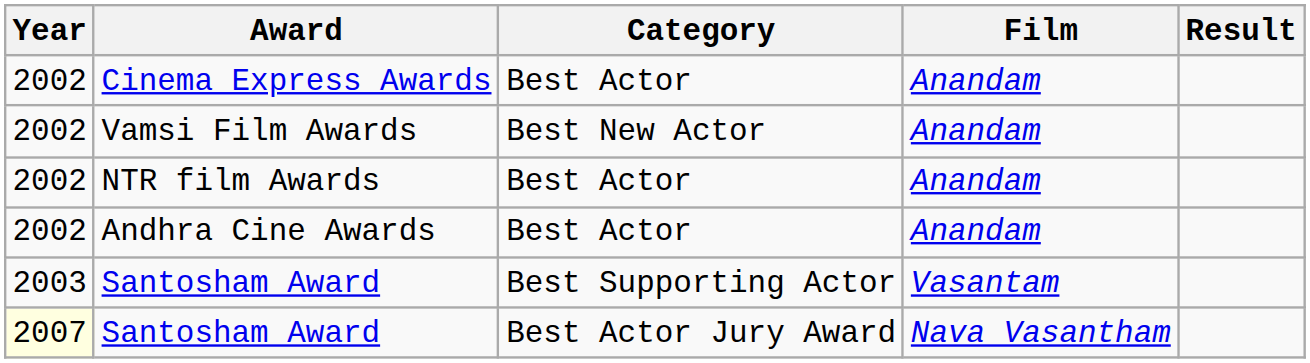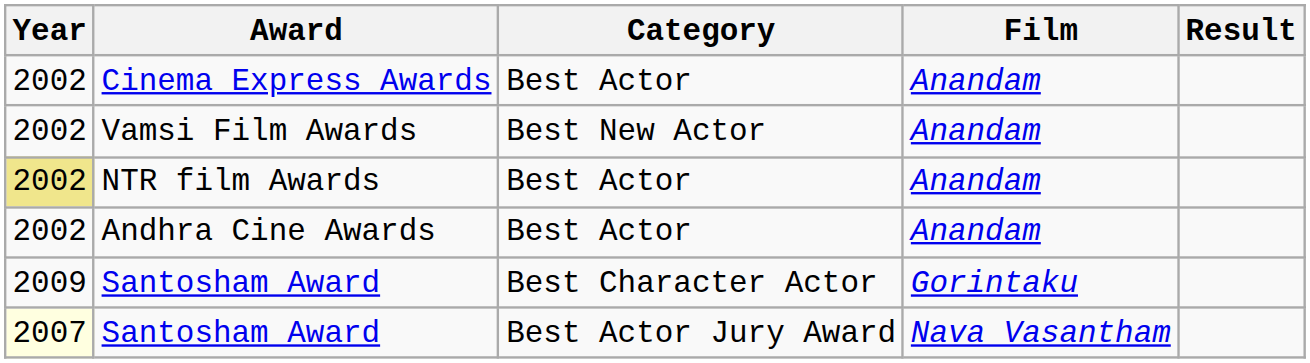(50, 182) no background -> (50, 182) khaki background
- row: (241, 283)
+ row: (241, 283)
